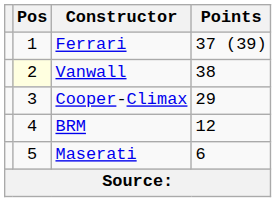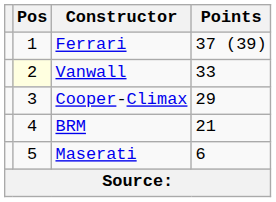(206, 73) 38 -> (206, 73) 33
(206, 128) 12 -> (206, 128) 21
